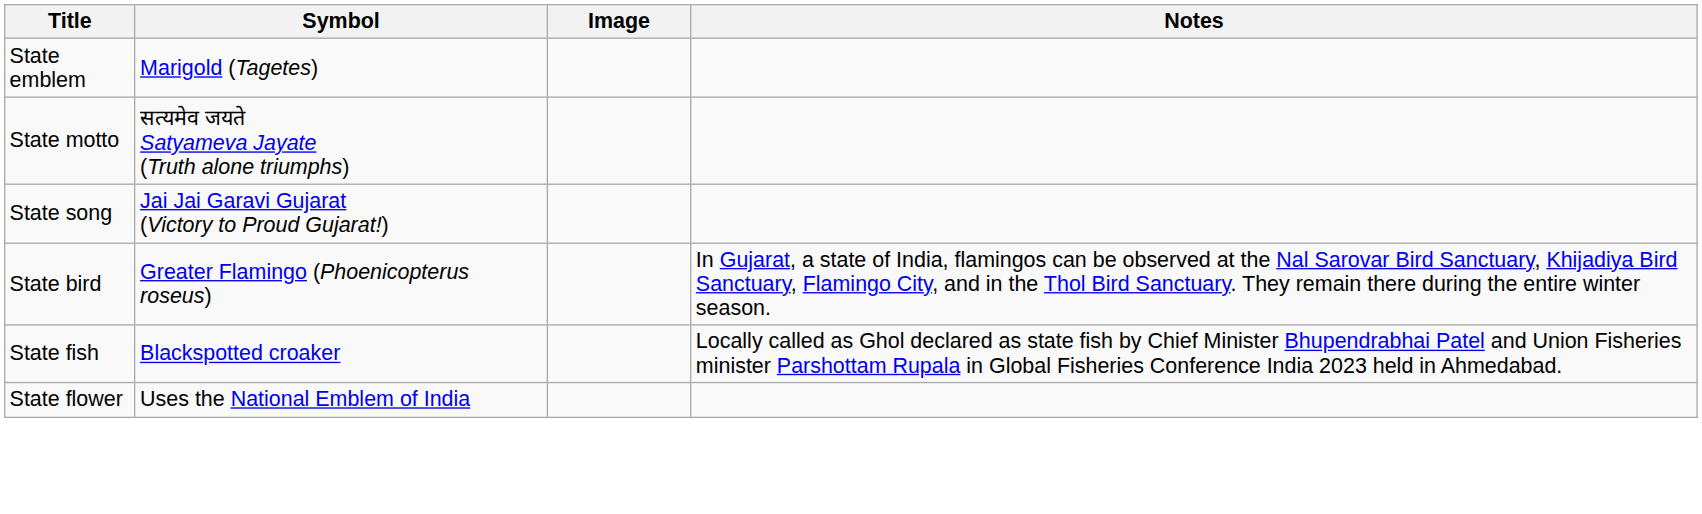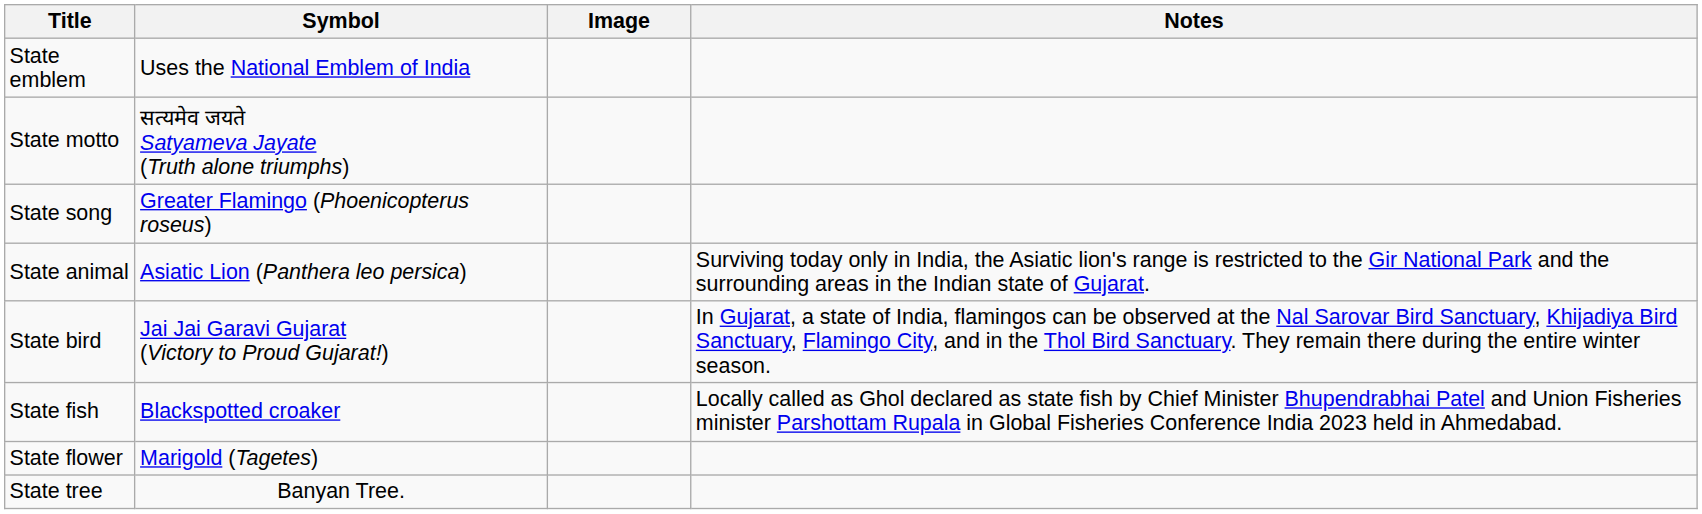(229, 67) Marigold (Tagetes) -> (305, 67) Uses the National Emblem of India
(264, 213) Jai Jai Garavi Gujarat (Victory to Proud Gujarat!) -> (305, 213) Greater Flamingo (Phoenicopterus roseus)
+ row: (69, 271)
(305, 283) Greater Flamingo (Phoenicopterus roseus) -> (264, 341) Jai Jai Garavi Gujarat (Victory to Proud Gujarat!)
(305, 399) Uses the National Emblem of India -> (229, 457) Marigold (Tagetes)
+ row: (56, 491)
